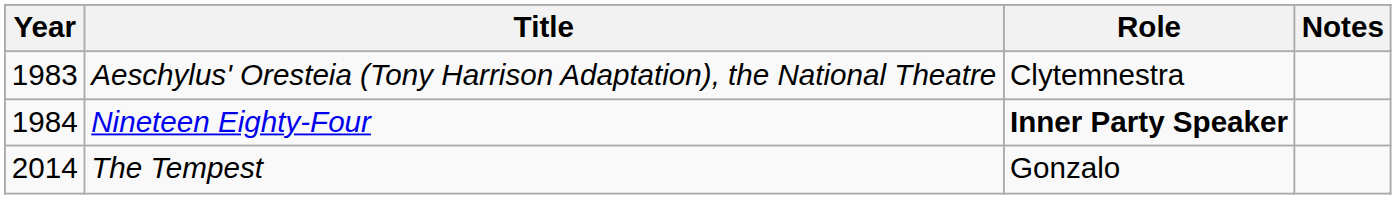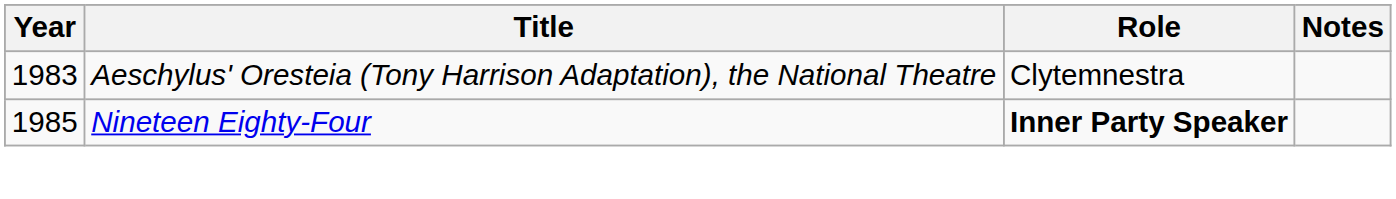(45, 121) 1984 -> (45, 121) 1985
- row: (177, 168)
